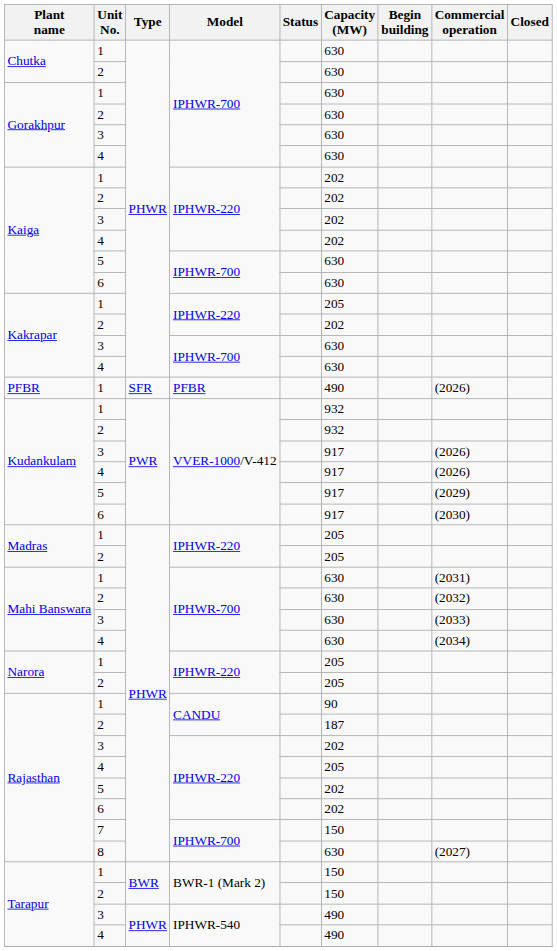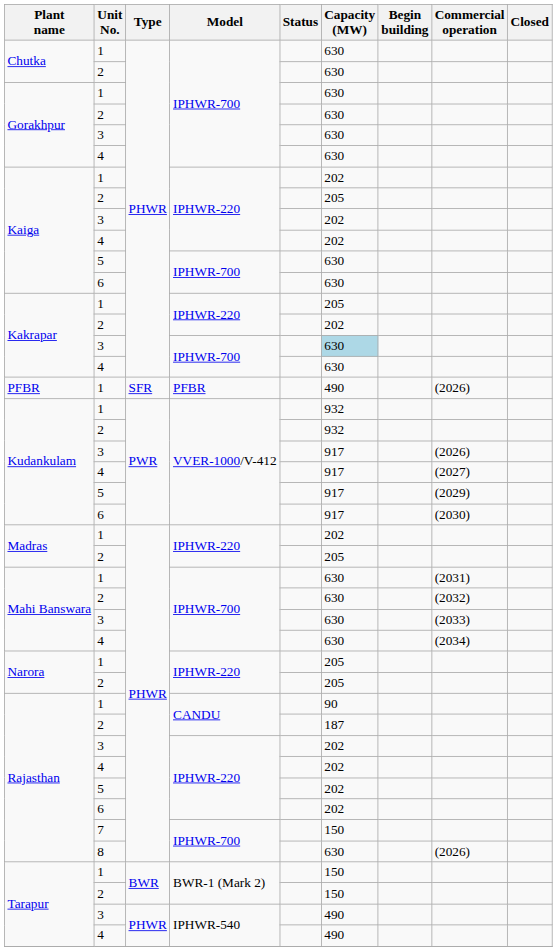(334, 198) 202 -> (334, 198) 205
(334, 345) no background -> (334, 345) lightblue background
(452, 472) (2026) -> (452, 472) (2027)
(334, 535) 205 -> (334, 535) 202
(334, 767) 205 -> (334, 767) 202
(452, 851) (2027) -> (452, 851) (2026)
